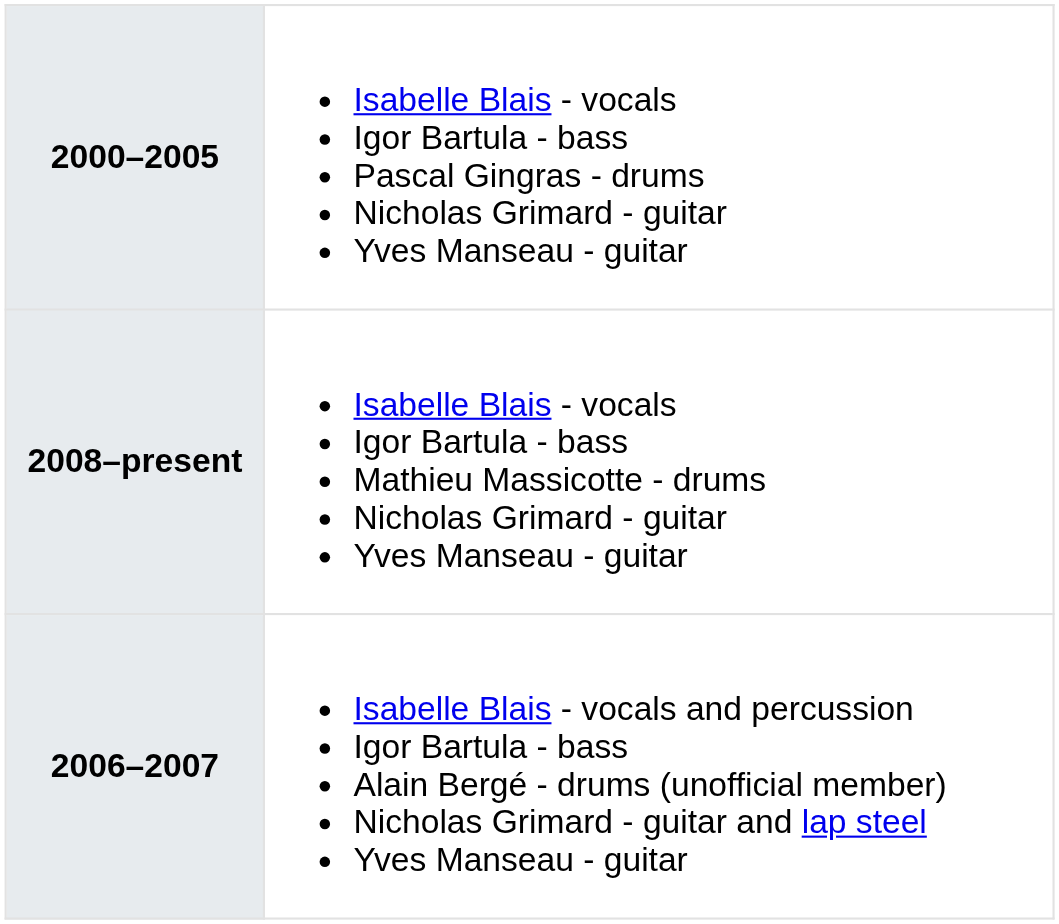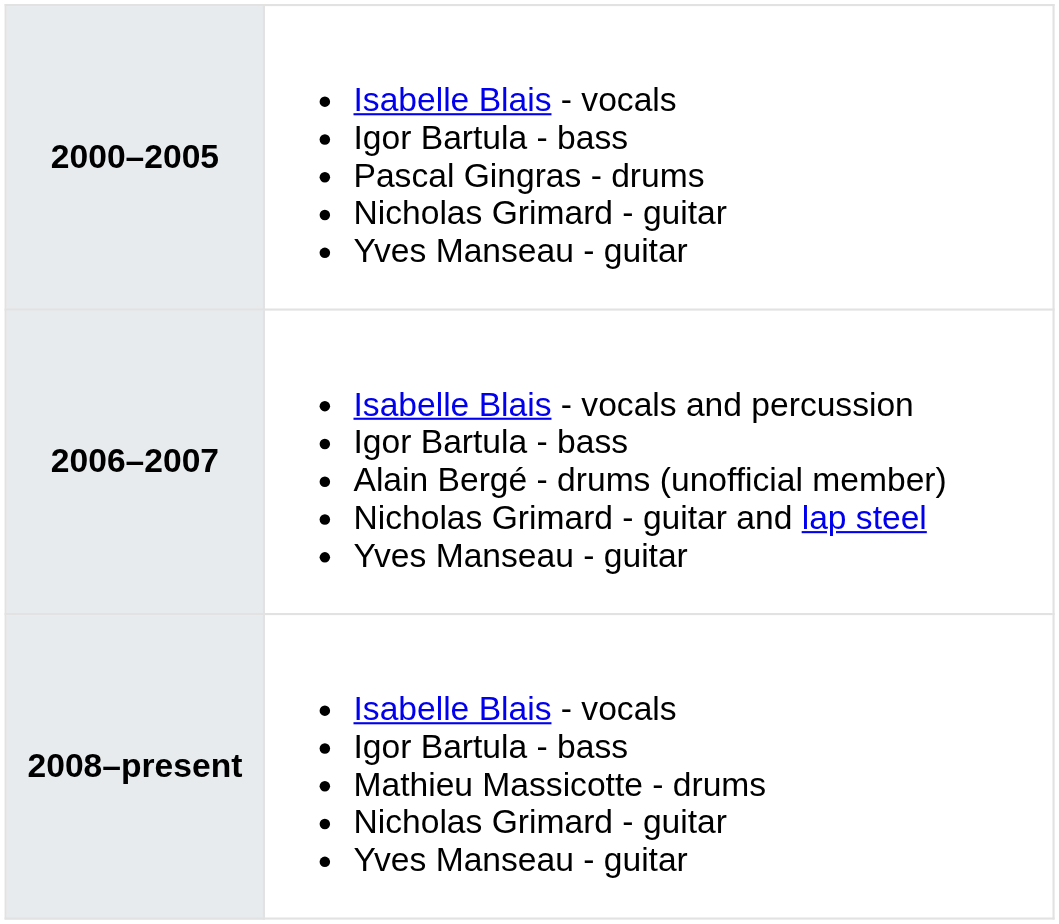rows swapped: (135, 765) <-> (135, 461)
